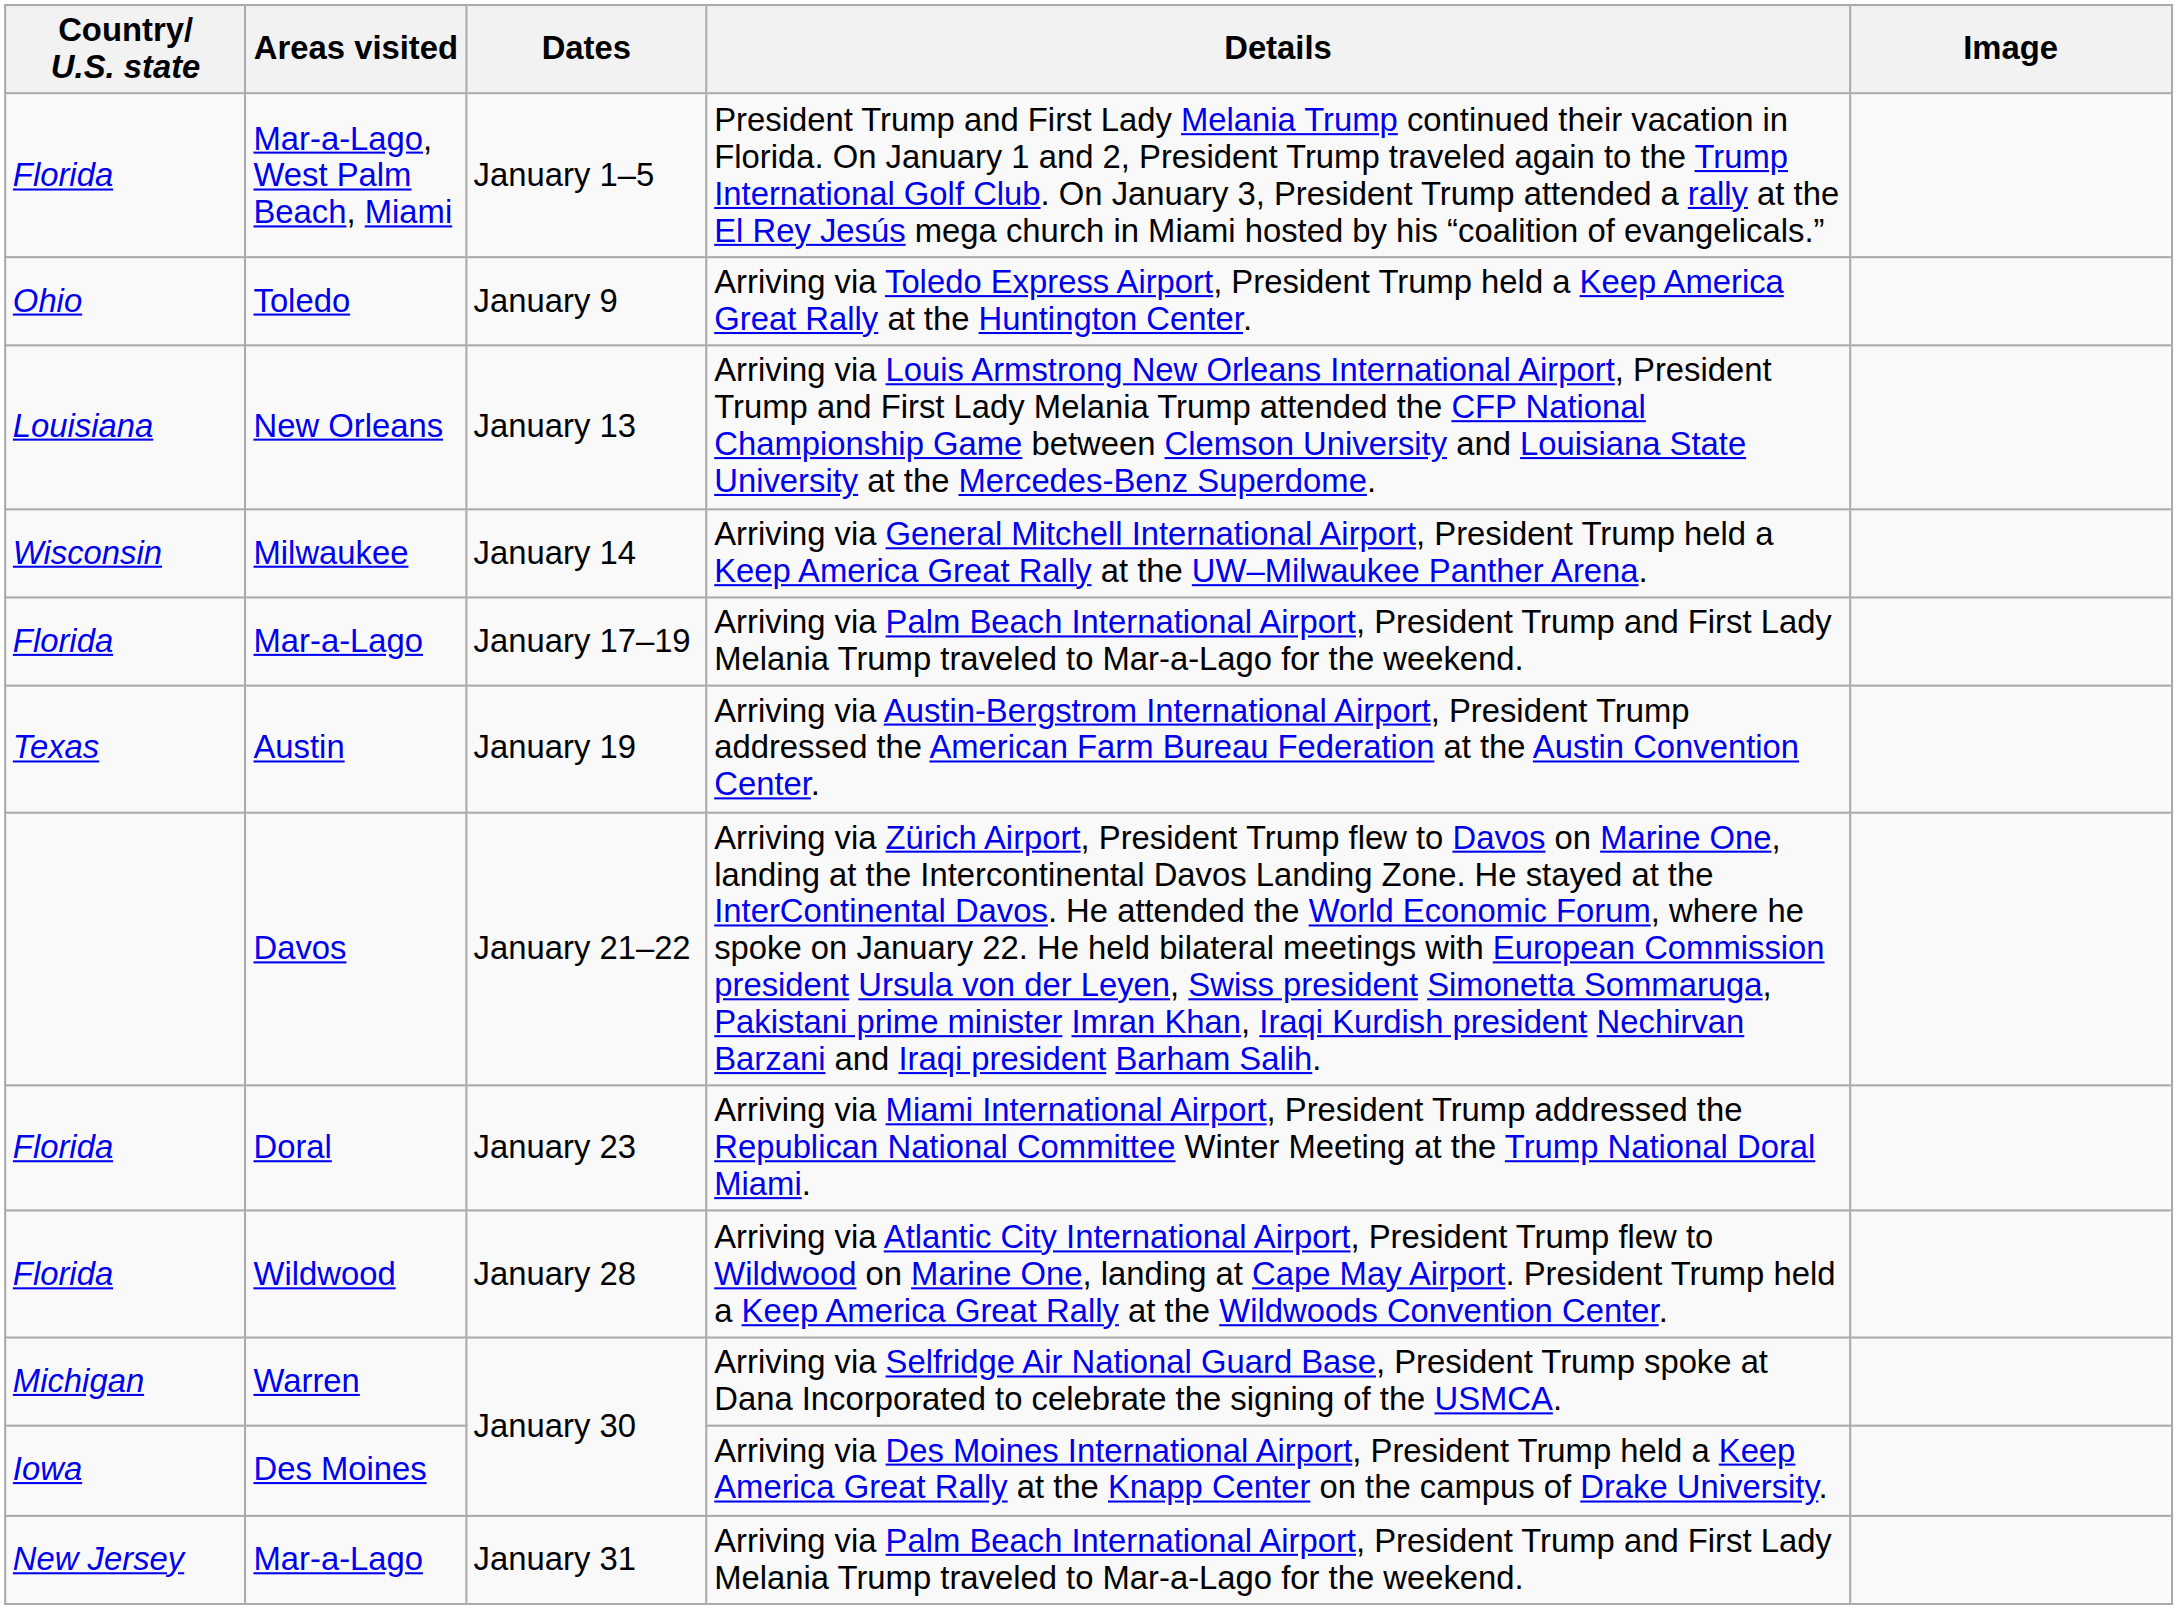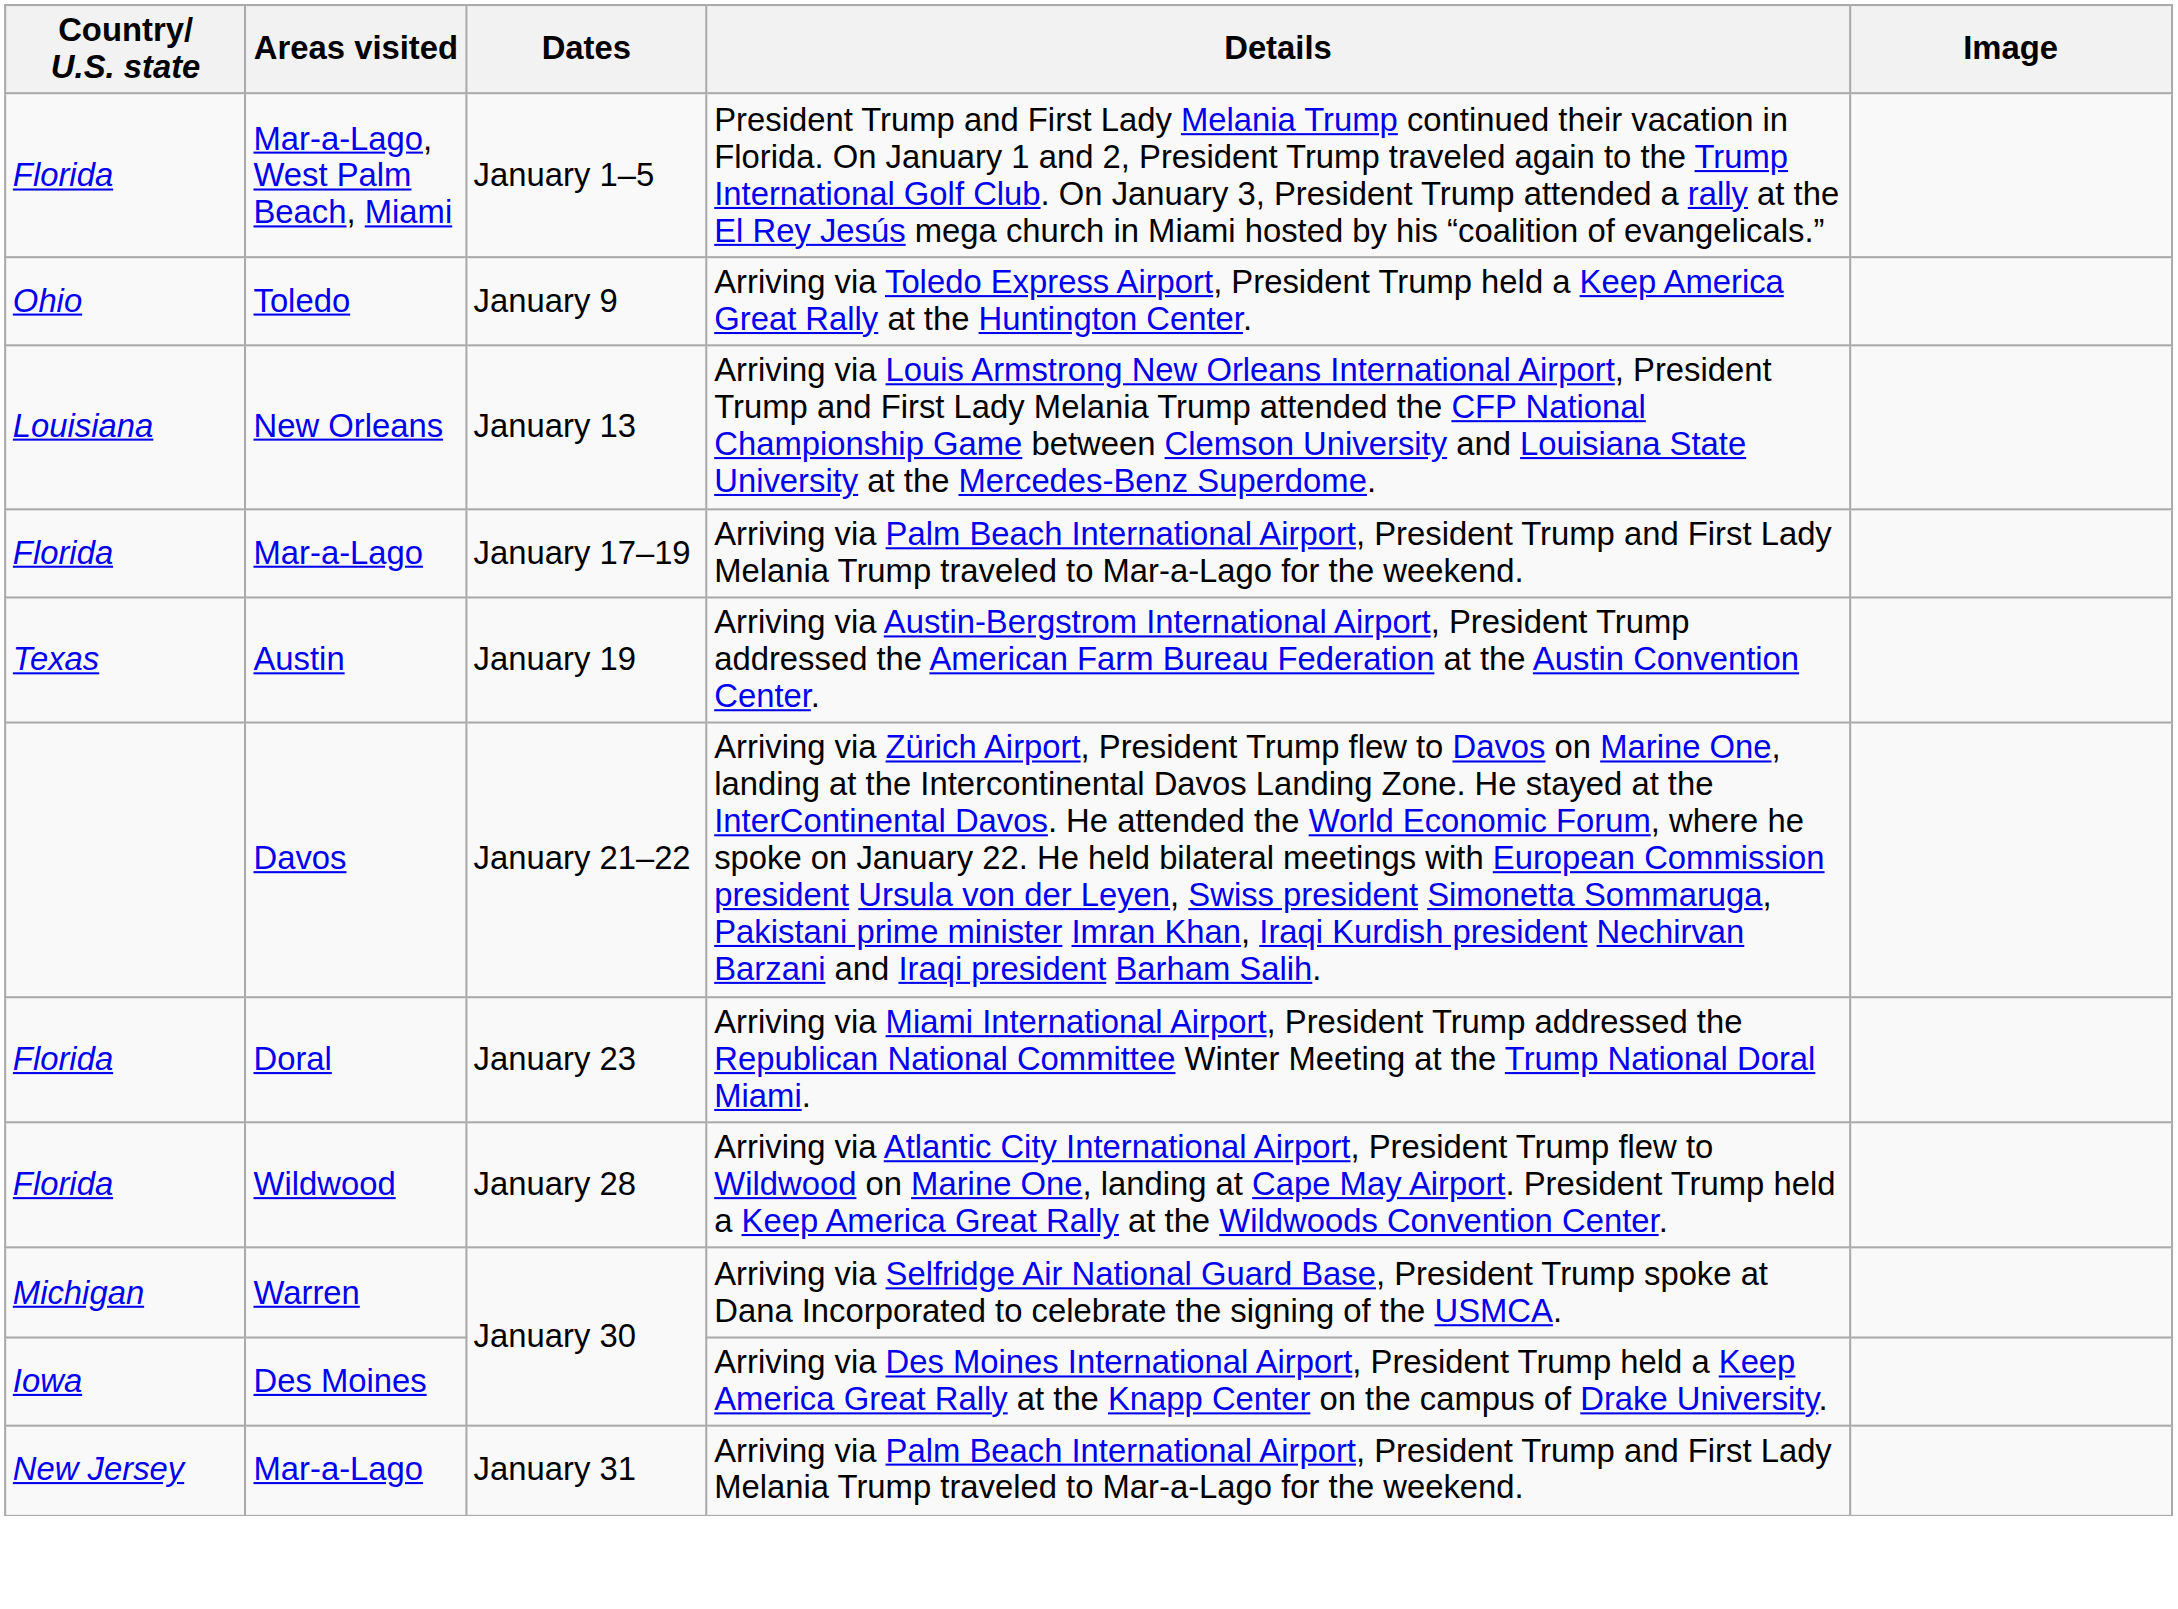- row: (331, 552)
